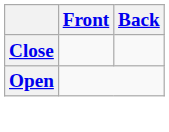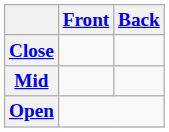+ row: (31, 80)
